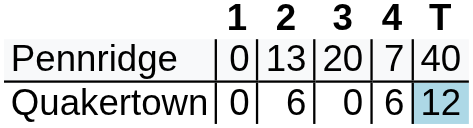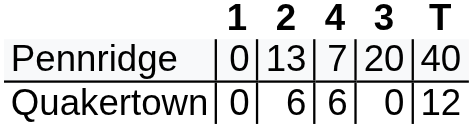columns swapped: (343, 17) <-> (392, 17)
(441, 102) lightblue background -> (441, 102) no background
